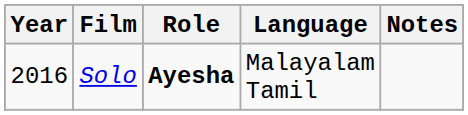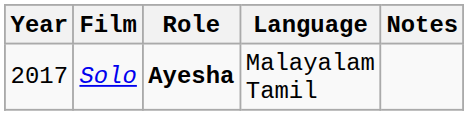(39, 77) 2016 -> (39, 77) 2017
